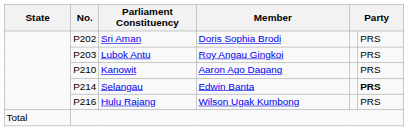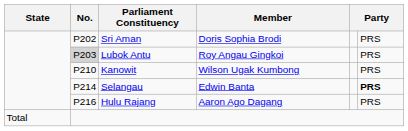(85, 54) no background -> (85, 54) lightgrey background
(240, 70) Aaron Ago Dagang -> (249, 70) Wilson Ugak Kumbong
(249, 102) Wilson Ugak Kumbong -> (240, 102) Aaron Ago Dagang
